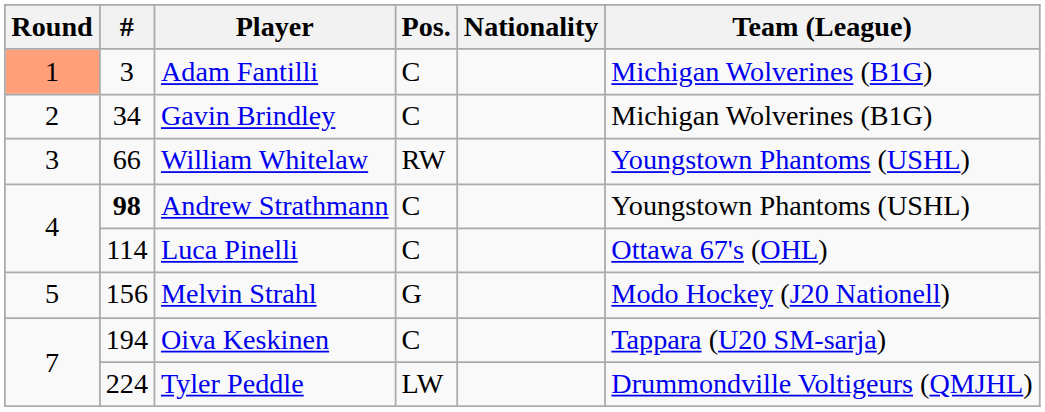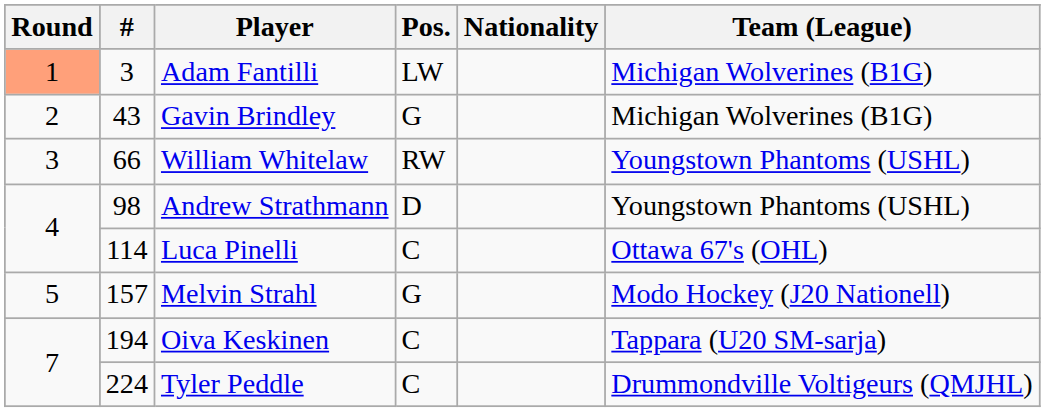(411, 71) C -> (422, 71) LW
(127, 116) 34 -> (127, 116) 43
(411, 116) C -> (412, 116) G
(127, 205) bold -> (127, 205) normal
(411, 205) C -> (412, 205) D
(127, 294) 156 -> (127, 294) 157
(422, 384) LW -> (411, 384) C
